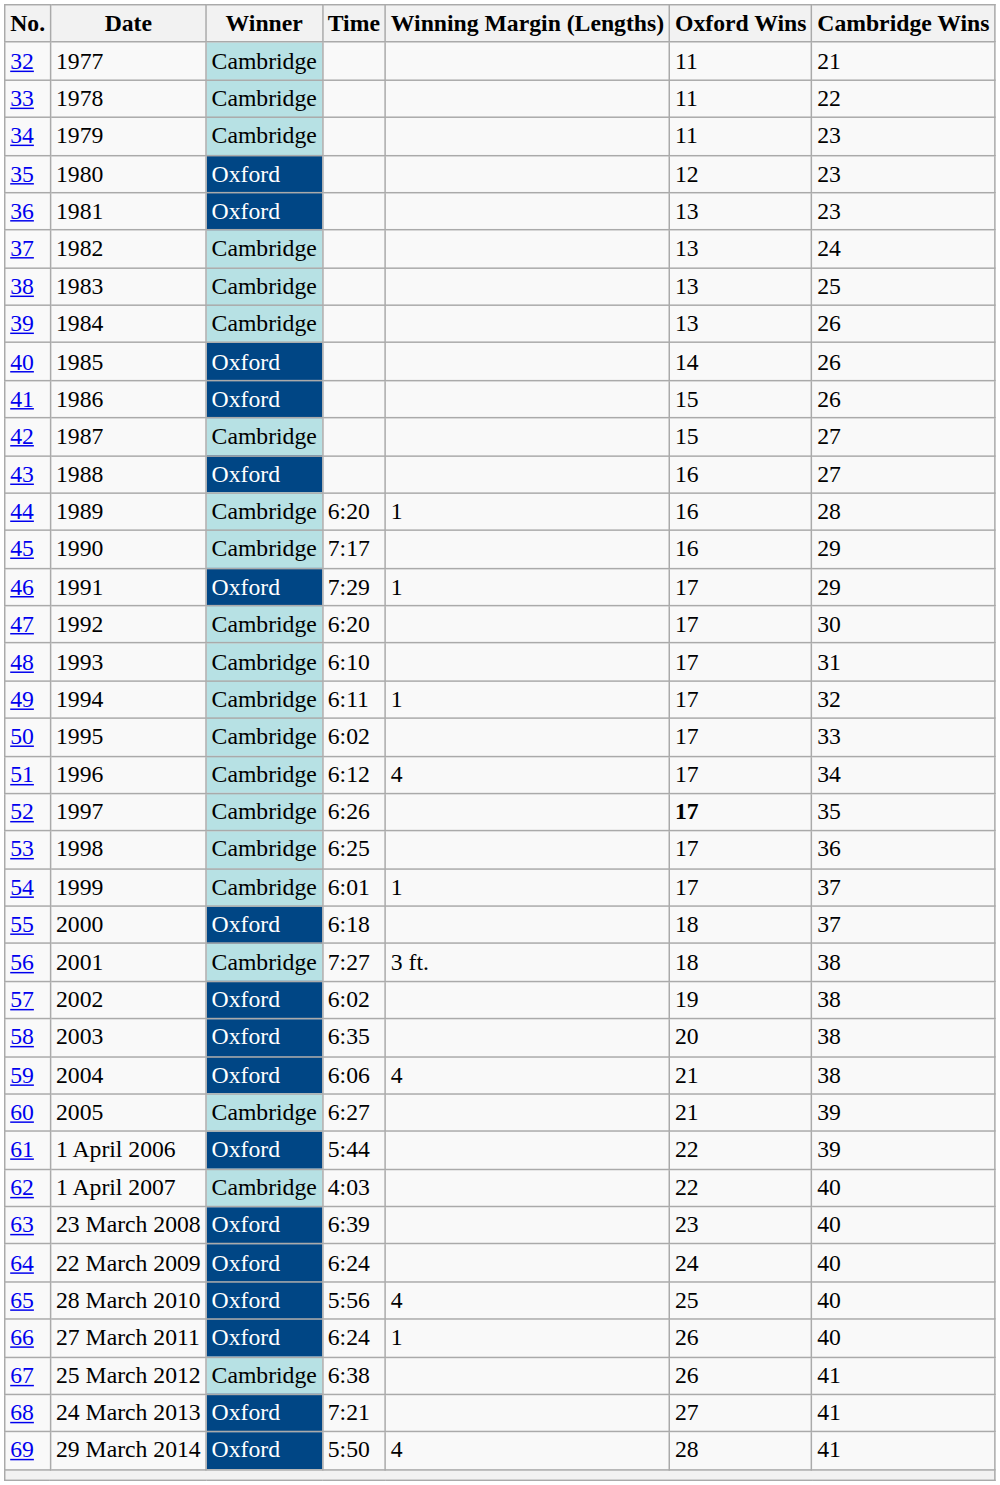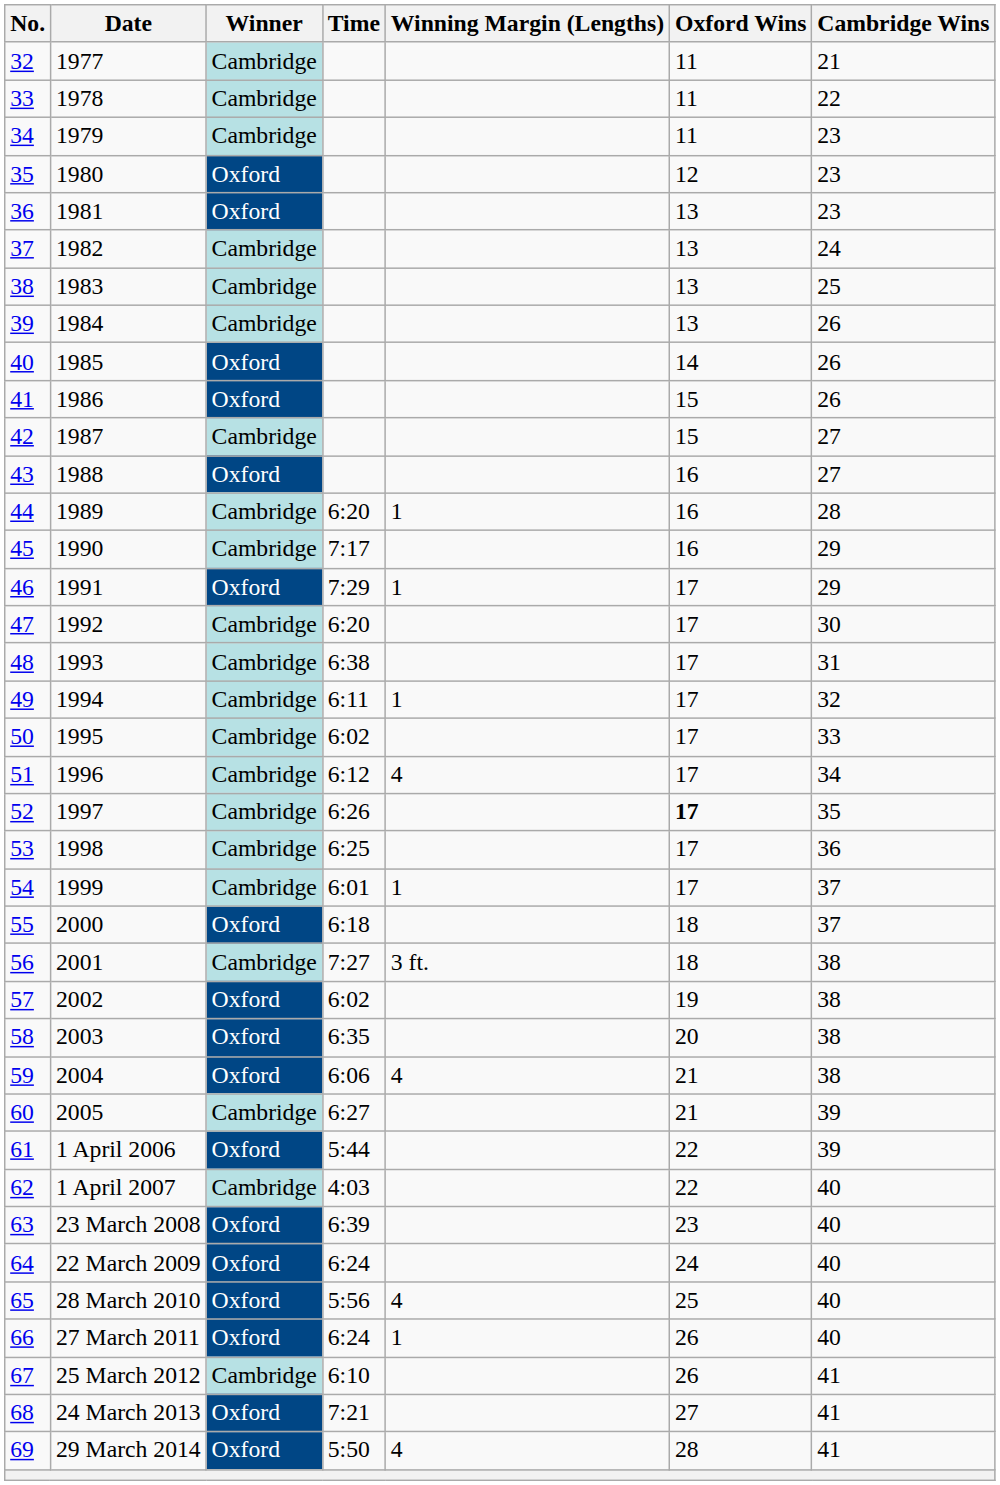(349, 661) 6:10 -> (349, 661) 6:38
(349, 1375) 6:38 -> (349, 1375) 6:10
